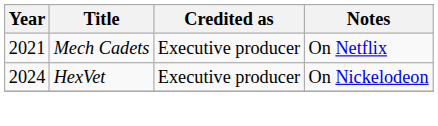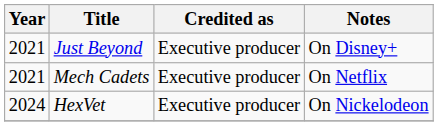+ row: (98, 47)
